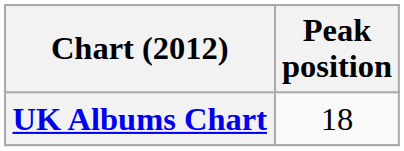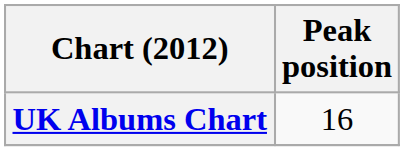(337, 118) 18 -> (337, 118) 16
